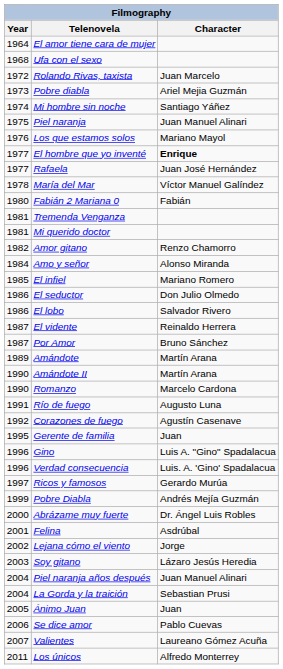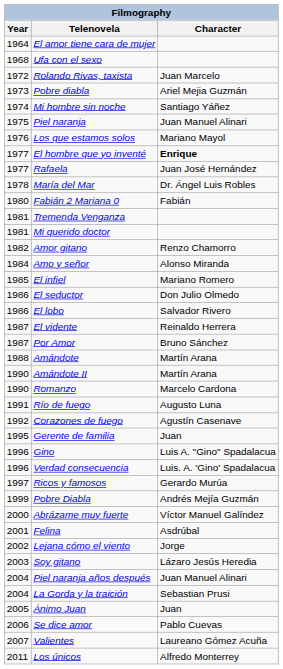(212, 185) Víctor Manuel Galíndez -> (208, 185) Dr. Ángel Luis Robles
(18, 358) 1989 -> (18, 358) 1988
(208, 515) Dr. Ángel Luis Robles -> (212, 515) Víctor Manuel Galíndez
